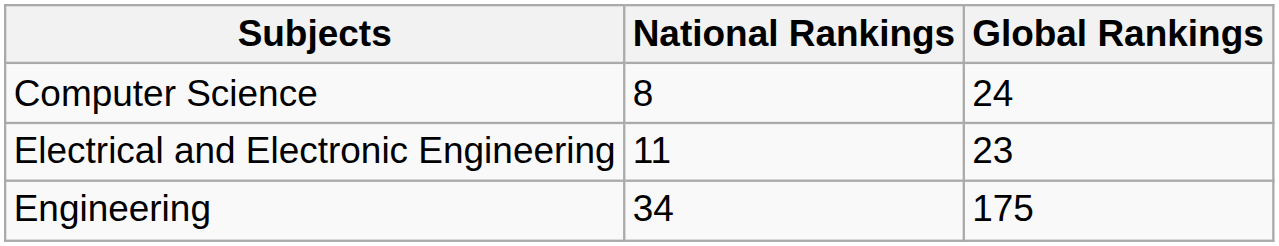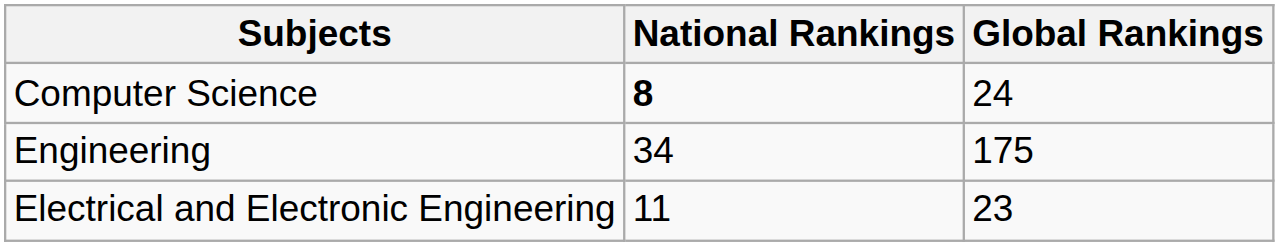(643, 92) normal -> (643, 92) bold
rows swapped: (315, 151) <-> (112, 209)
